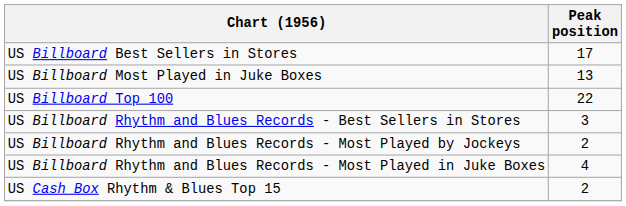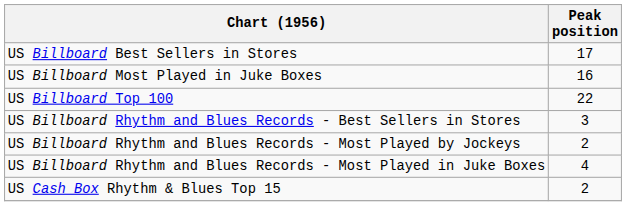(585, 77) 13 -> (585, 77) 16
